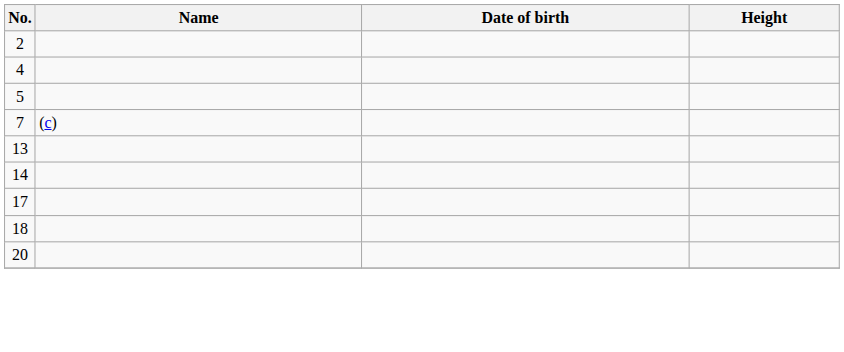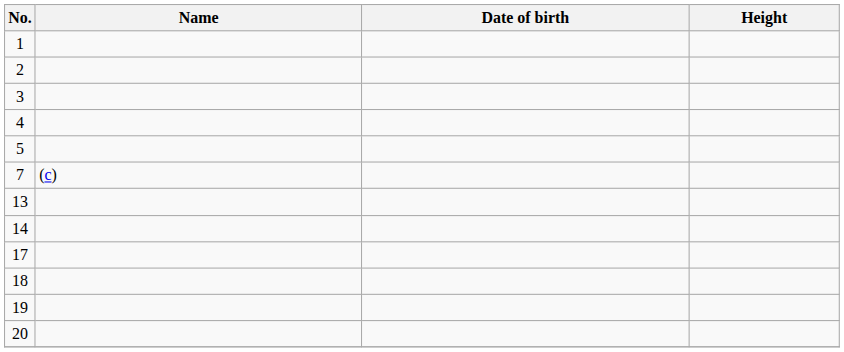+ row: (20, 44)
+ row: (20, 96)
+ row: (20, 307)
